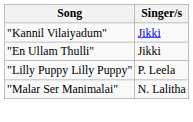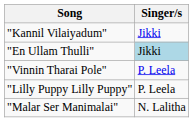(149, 51) no background -> (149, 51) lightblue background
+ row: (57, 70)
